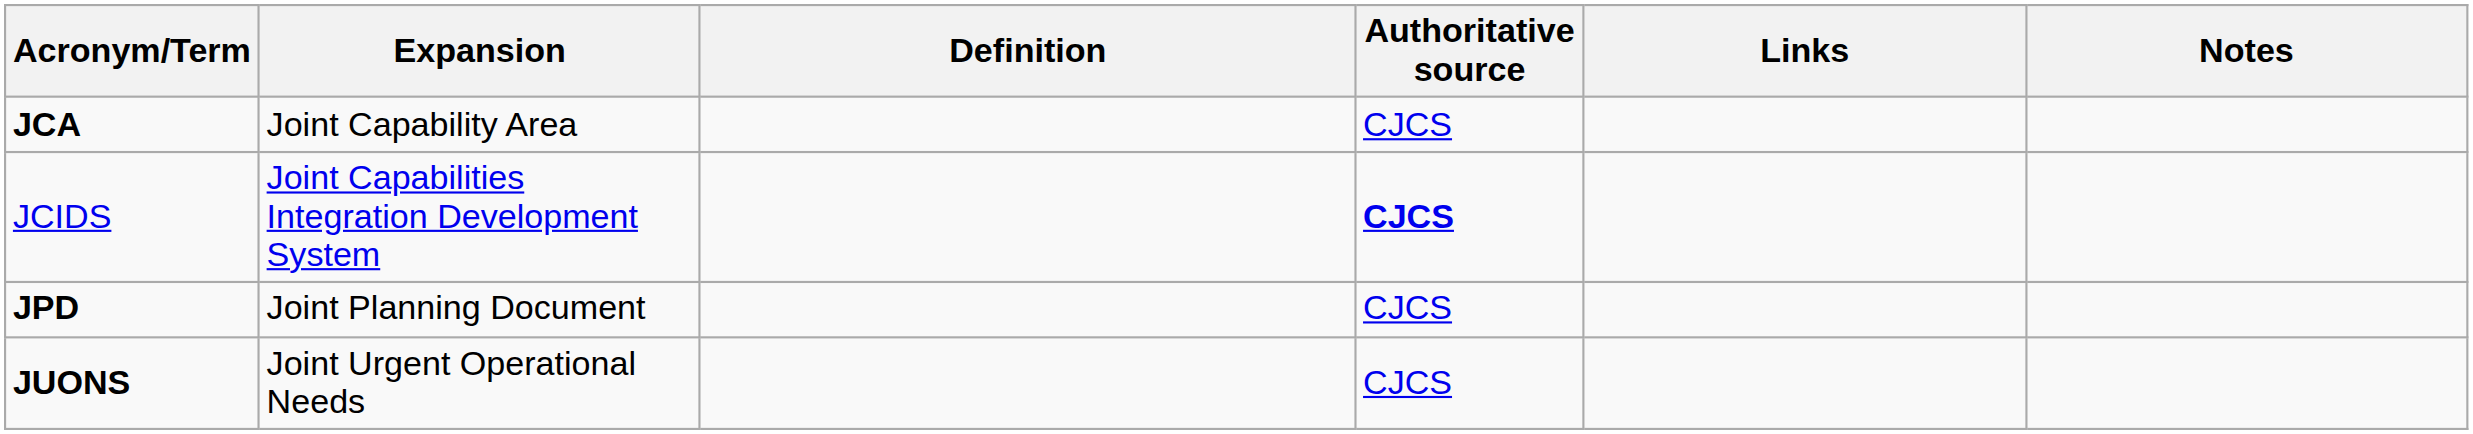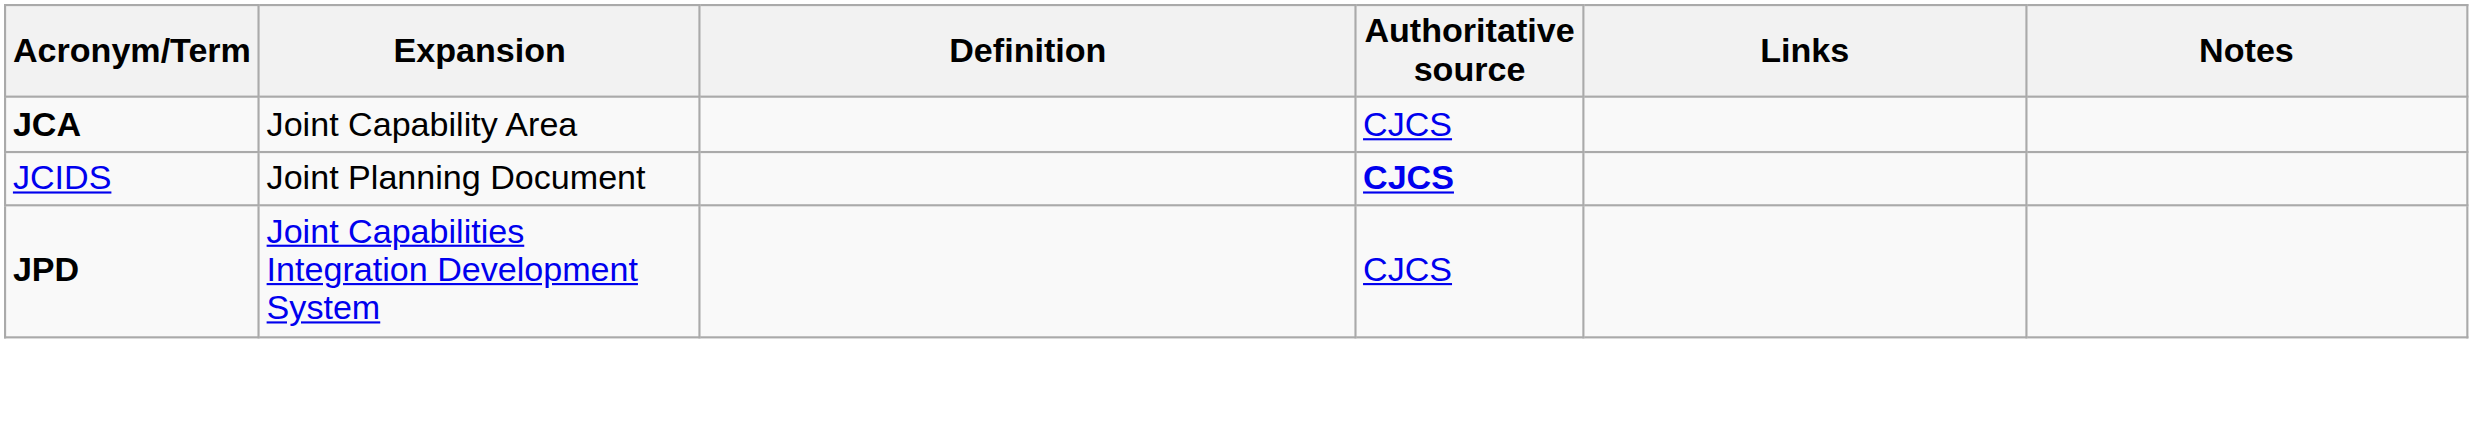(452, 216) Joint Capabilities Integration Development System -> (456, 177) Joint Planning Document
(456, 308) Joint Planning Document -> (452, 270) Joint Capabilities Integration Development System
- row: (72, 381)
